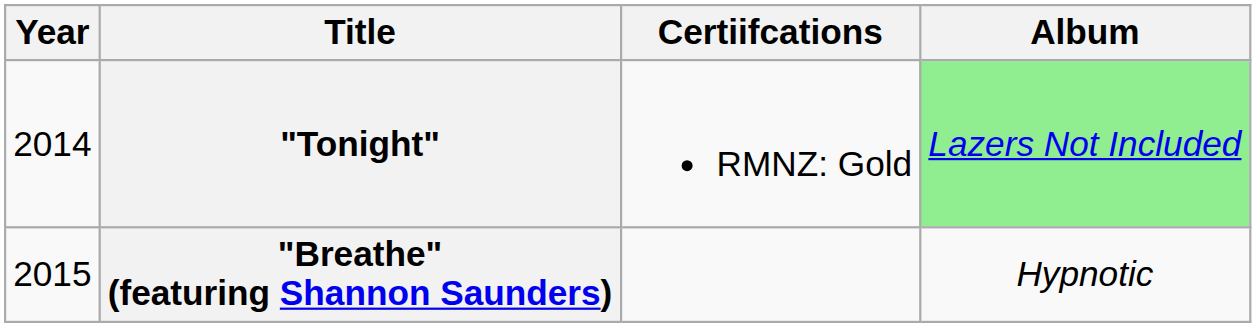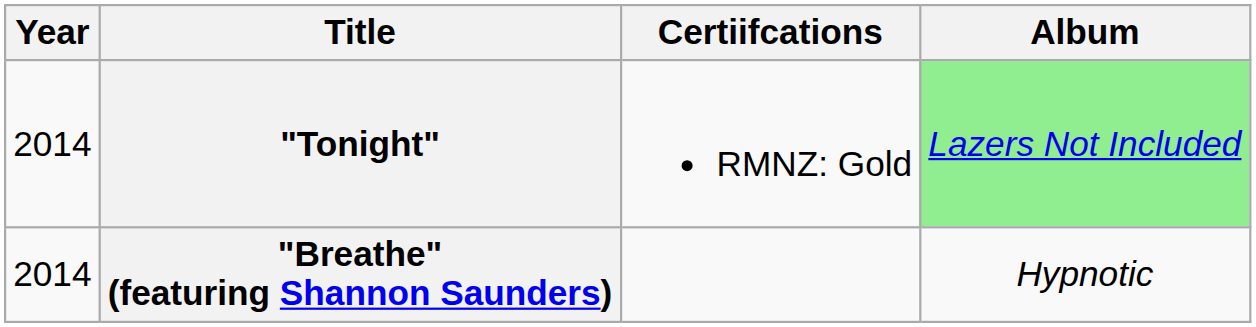(52, 273) 2015 -> (52, 273) 2014
